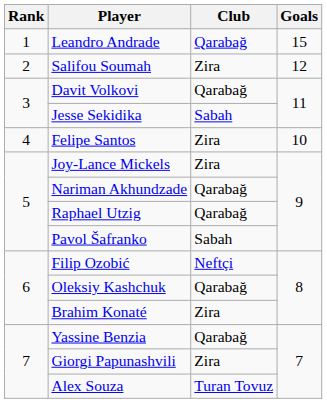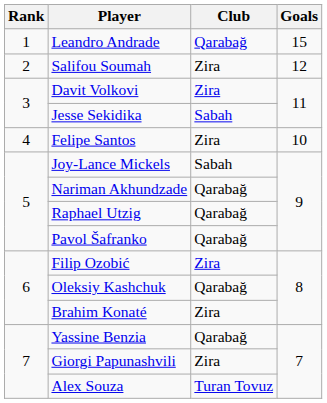(221, 90) Qarabağ -> (207, 90) Zira
(207, 164) Zira -> (213, 164) Sabah
(213, 238) Sabah -> (221, 238) Qarabağ
(214, 262) Neftçi -> (207, 262) Zira
